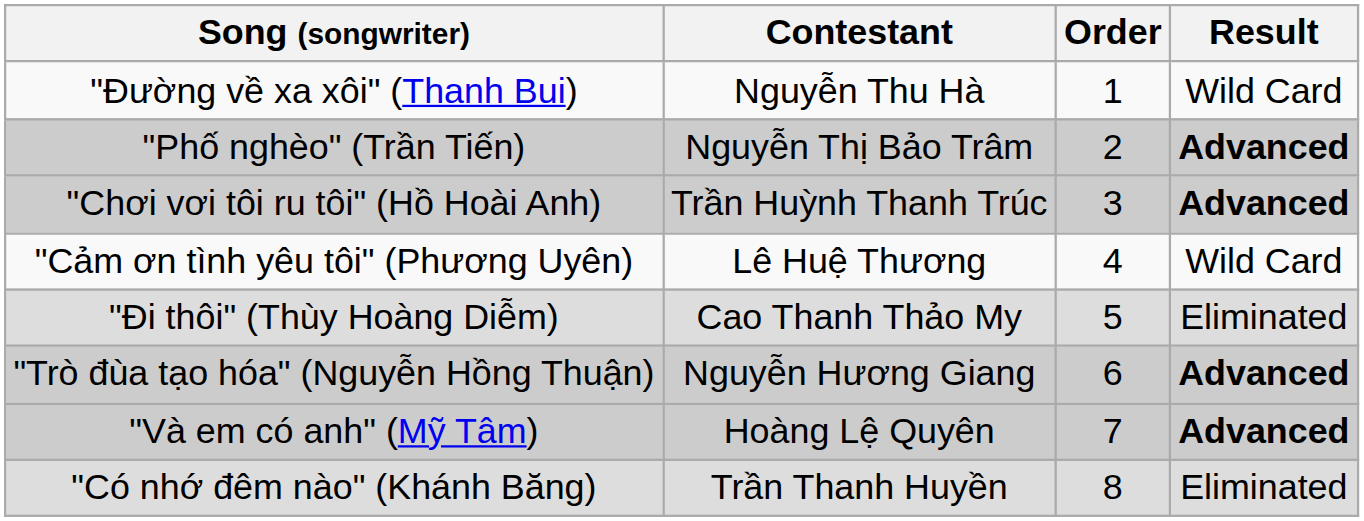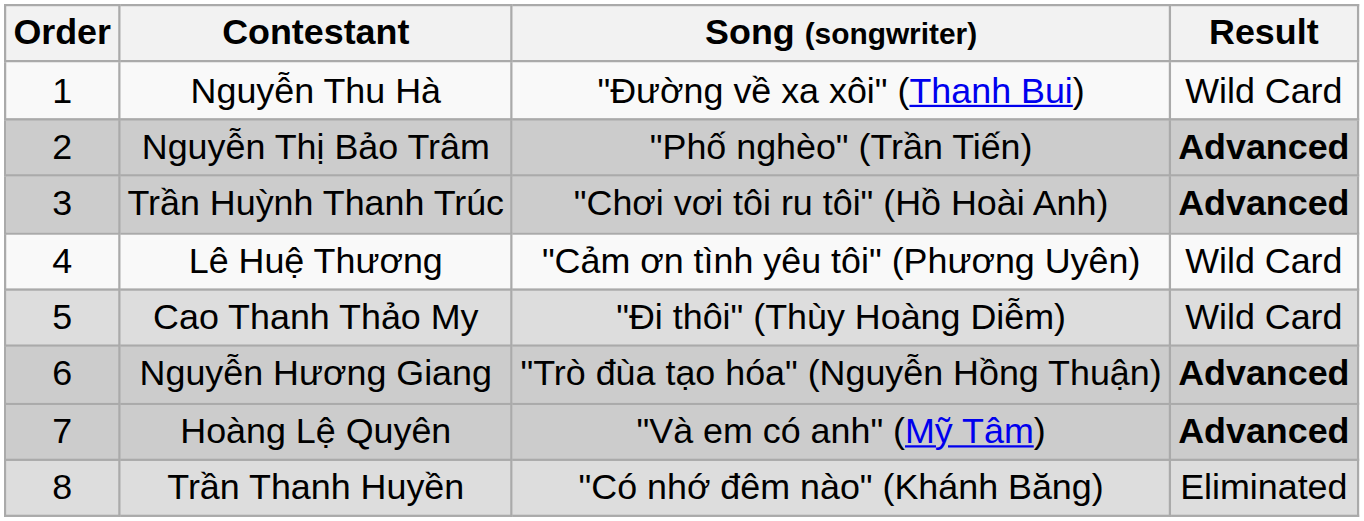columns swapped: (1113, 32) <-> (334, 32)
(1264, 317) Eliminated -> (1264, 317) Wild Card
